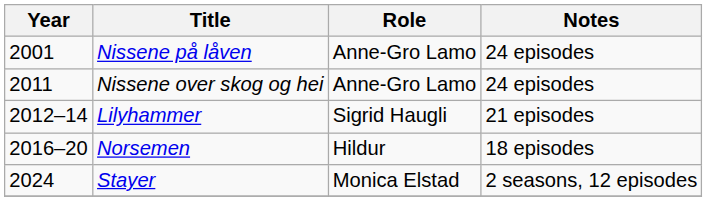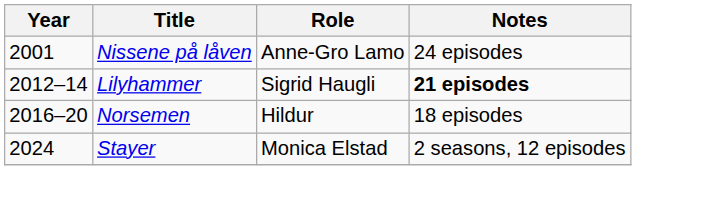- row: (210, 84)
(540, 116) normal -> (471, 84) bold
